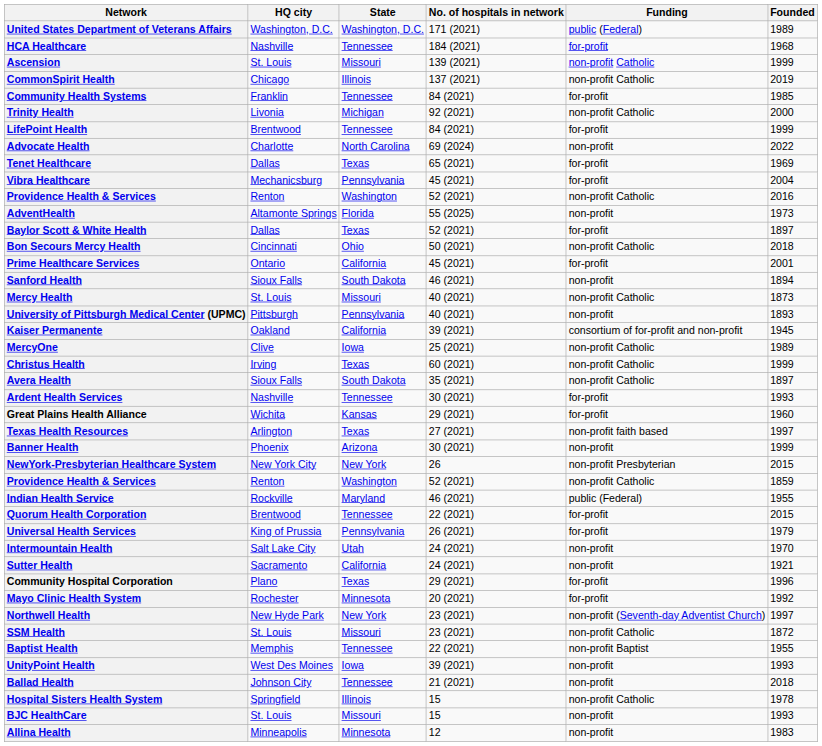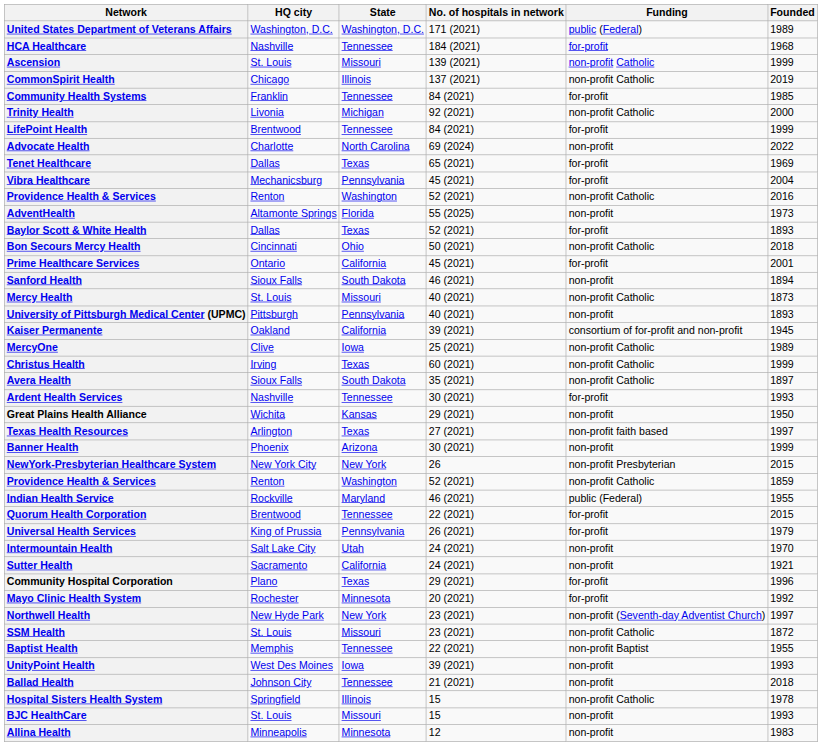(782, 230) 1897 -> (782, 230) 1893
(588, 414) for-profit -> (591, 414) non-profit
(782, 414) 1960 -> (782, 414) 1950
